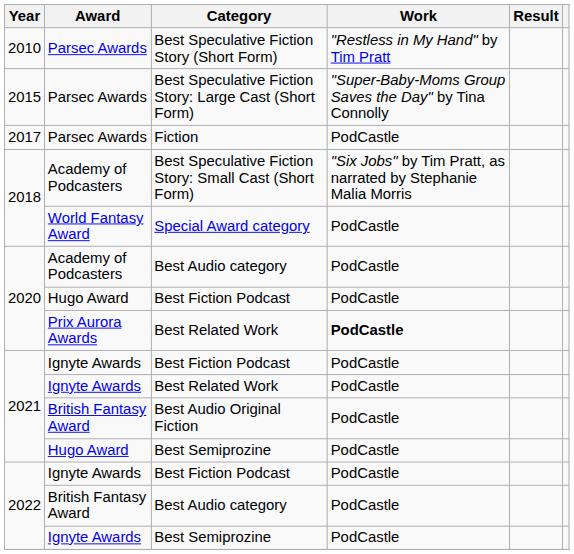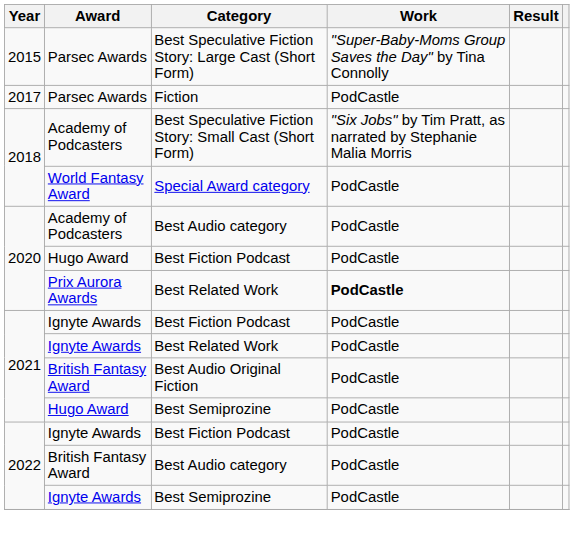- row: (24, 48)
